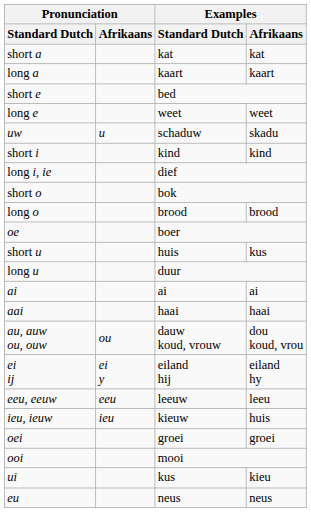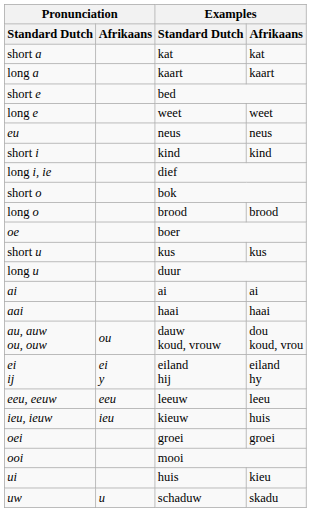rows swapped: (13, 497) <-> (15, 133)
(168, 251) huis -> (166, 251) kus
(166, 477) kus -> (168, 477) huis
